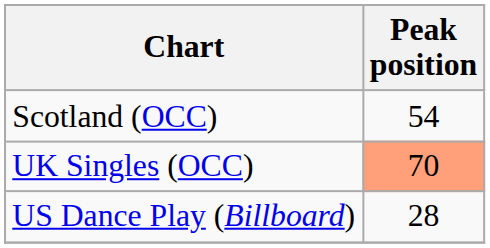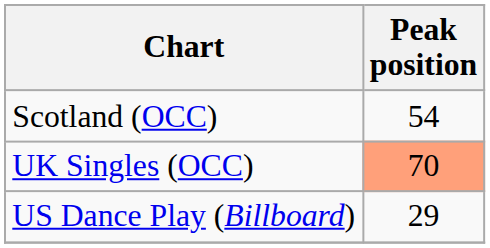(423, 215) 28 -> (423, 215) 29
